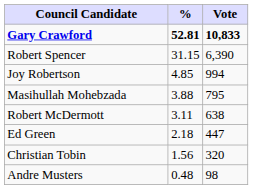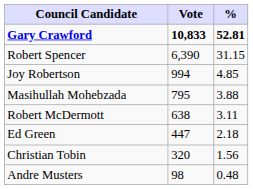columns swapped: (225, 14) <-> (185, 14)
